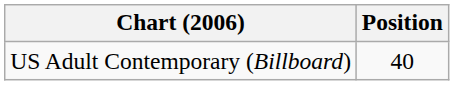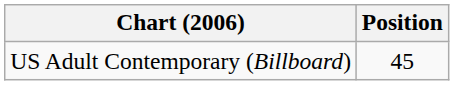(402, 60) 40 -> (402, 60) 45
